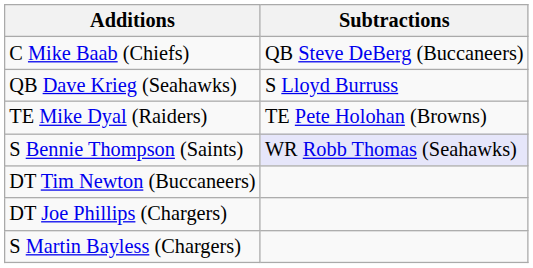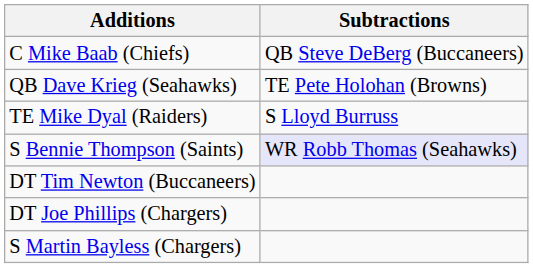(332, 85) S Lloyd Burruss -> (376, 85) TE Pete Holohan (Browns)
(376, 117) TE Pete Holohan (Browns) -> (332, 117) S Lloyd Burruss
